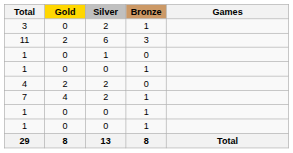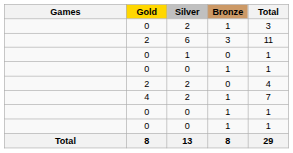columns swapped: (228, 12) <-> (25, 12)
